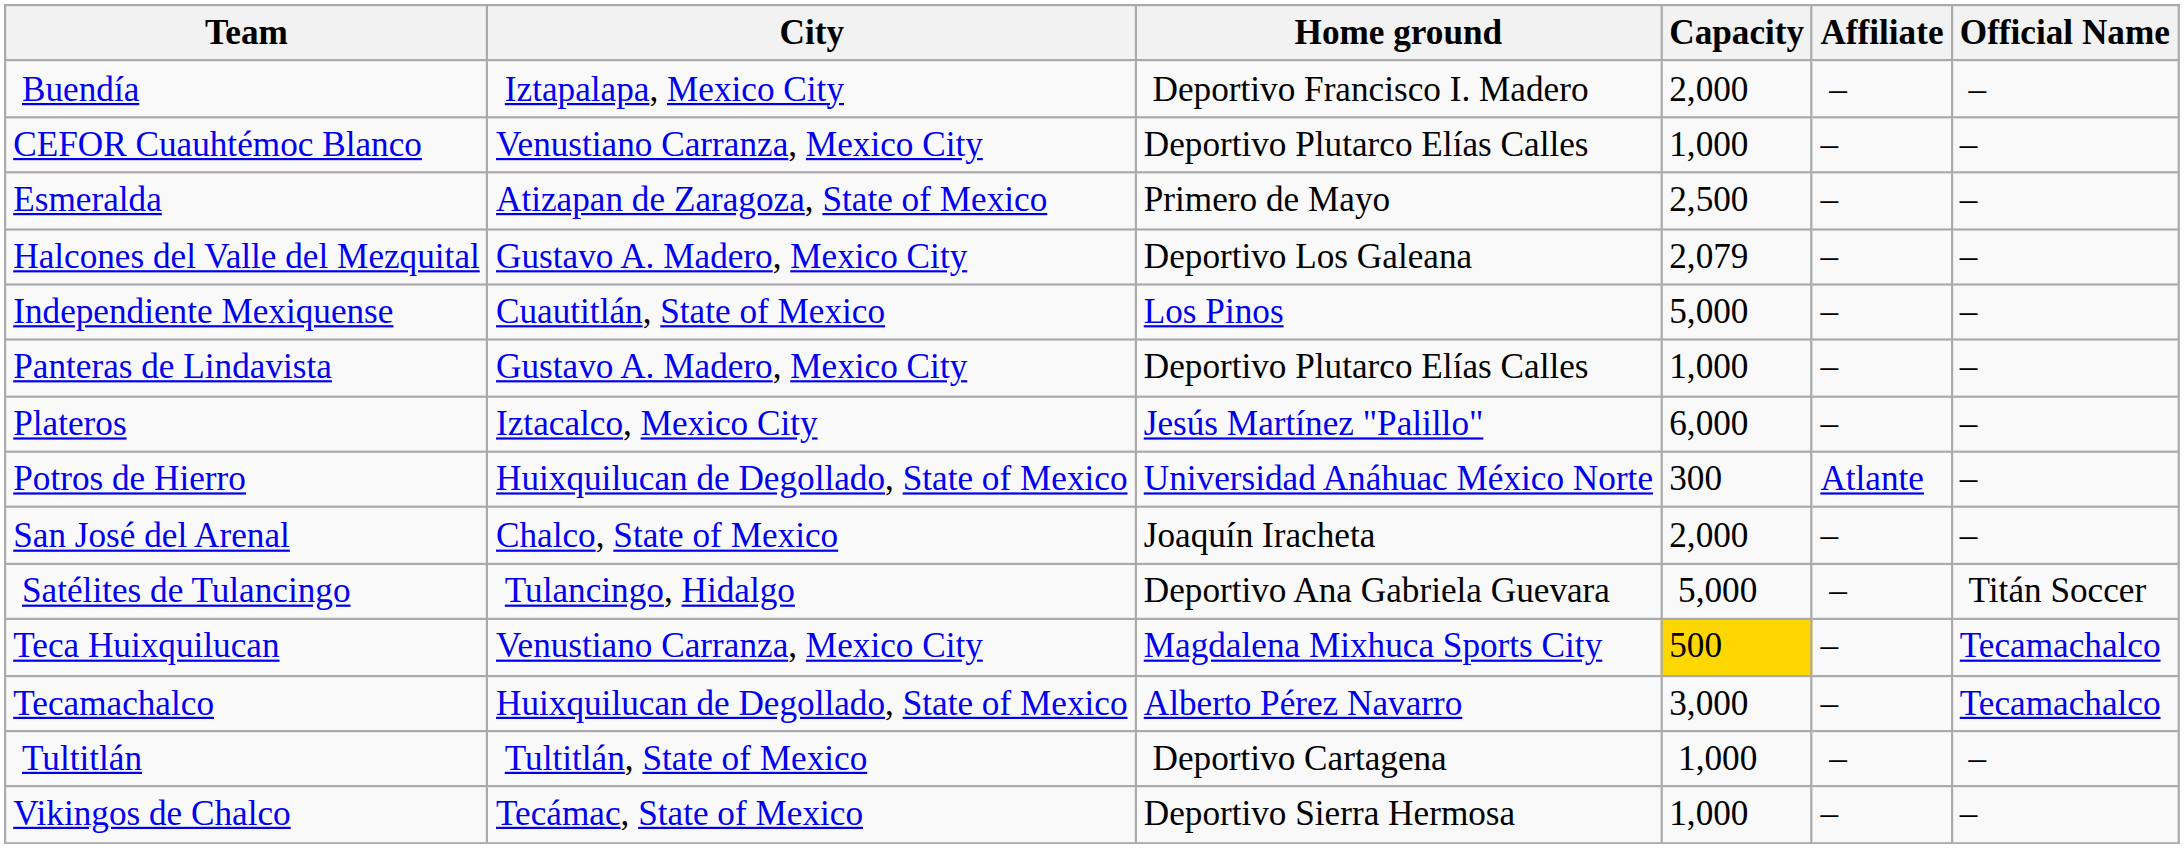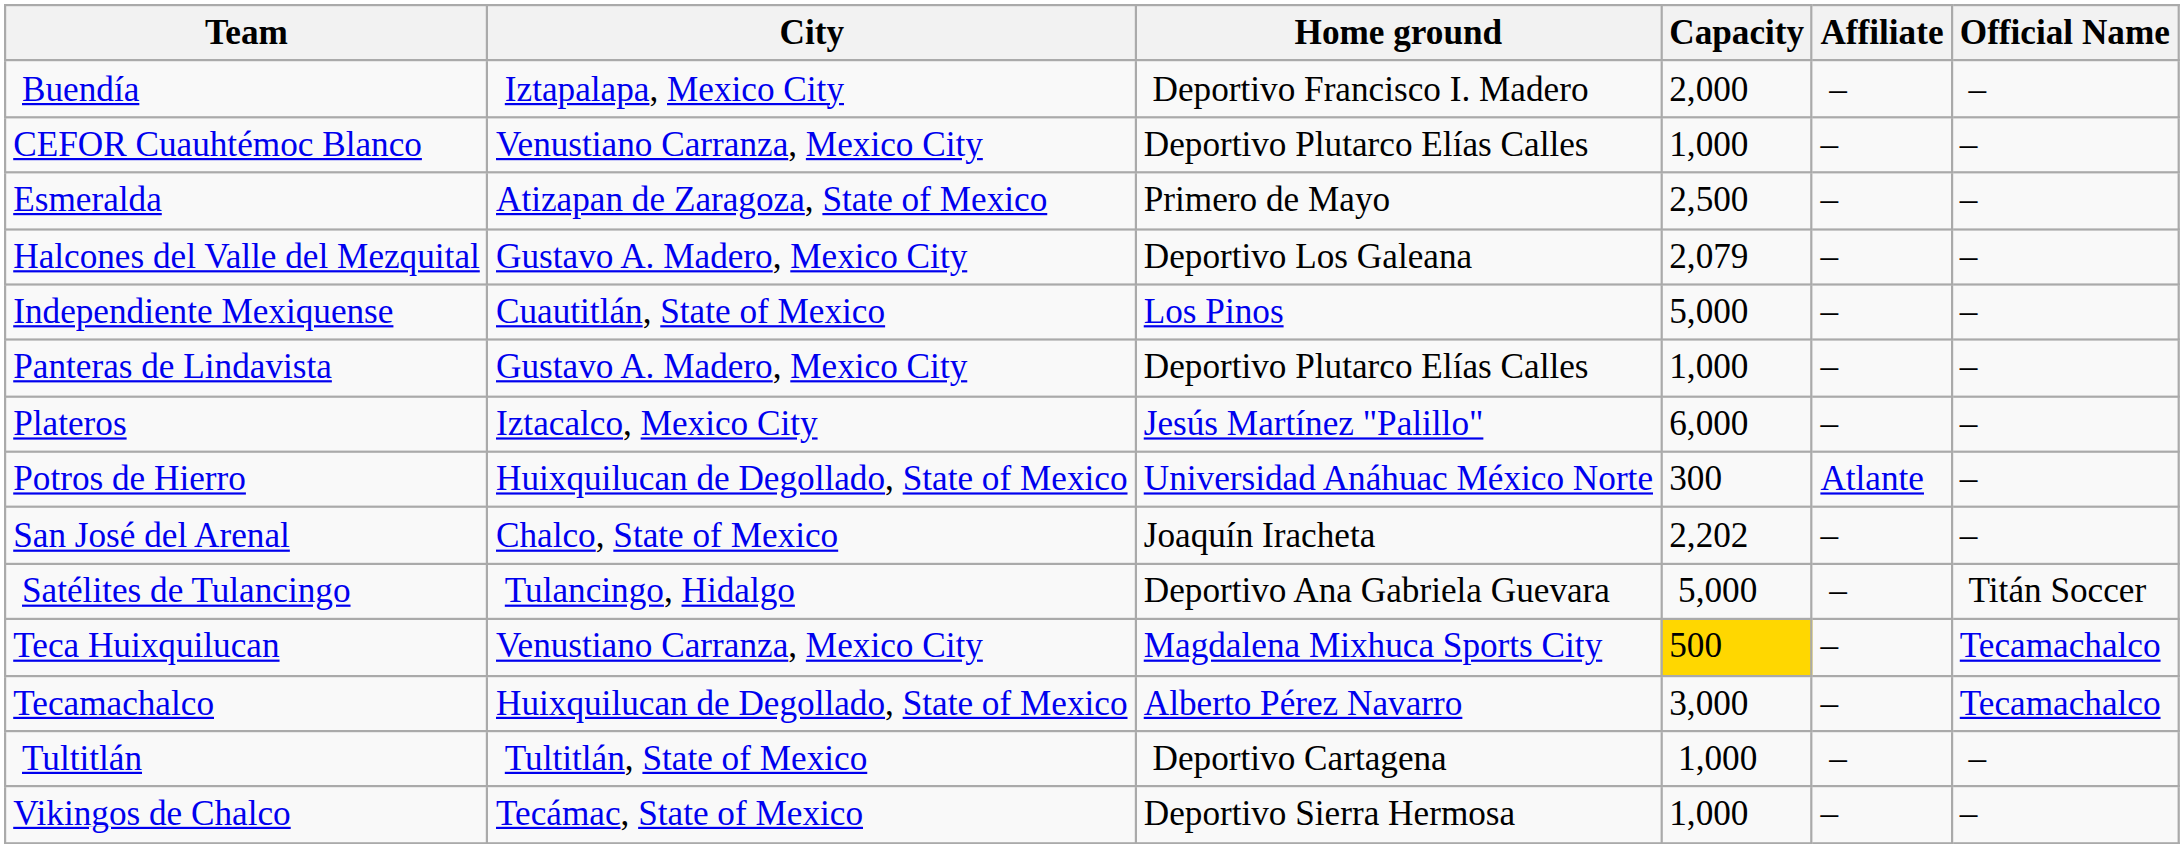(1709, 534) 2,000 -> (1709, 534) 2,202
